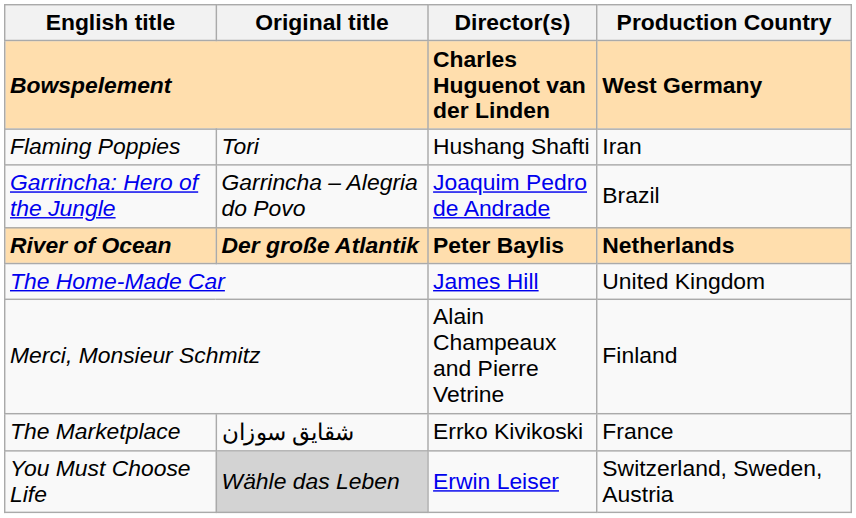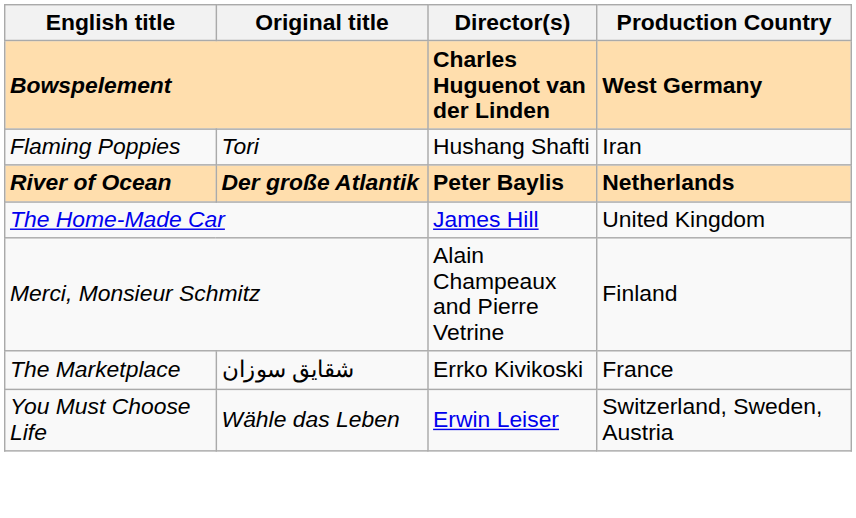- row: (104, 195)
(311, 481) lightgrey background -> (311, 419) no background
